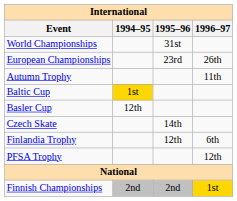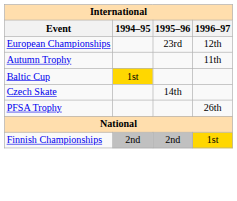- row: (52, 44)
(213, 60) 26th -> (213, 44) 12th
- row: (29, 108)
- row: (42, 140)
(213, 156) 12th -> (213, 108) 26th
